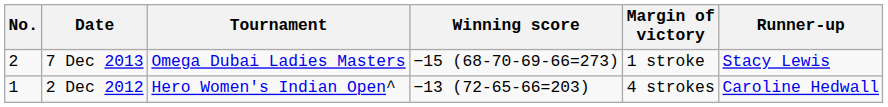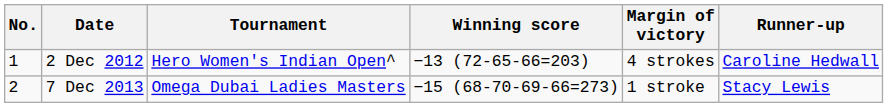rows swapped: (95, 89) <-> (95, 63)
